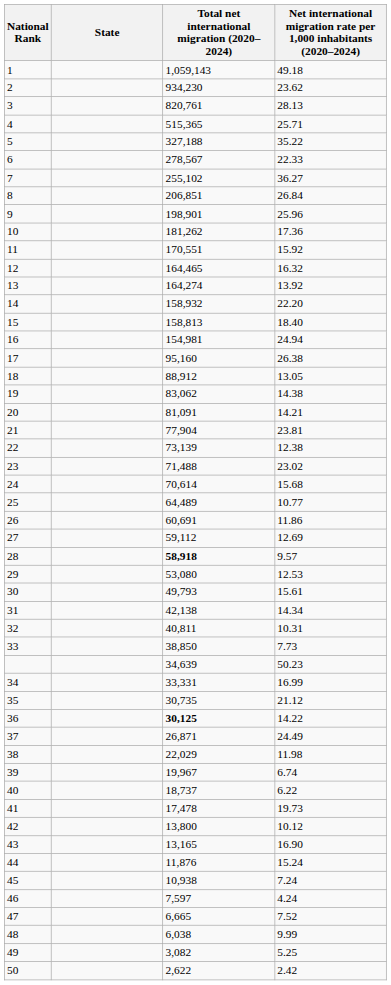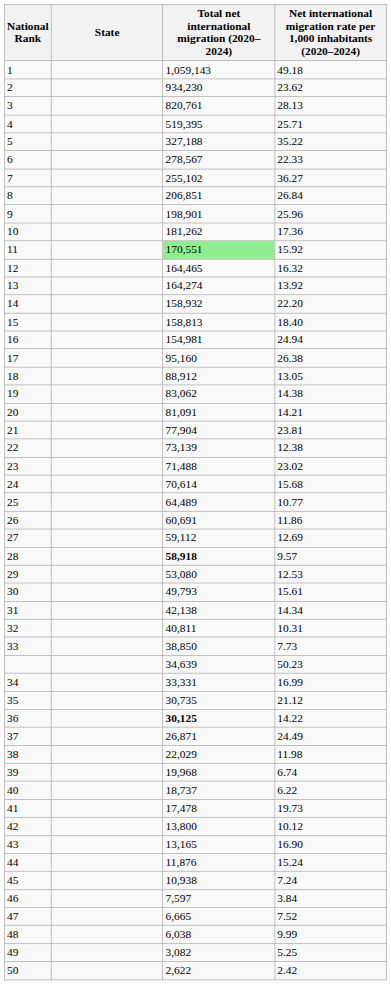(184, 123) 515,365 -> (184, 123) 519,395
(184, 250) no background -> (184, 250) lightgreen background
(181, 772) 19,967 -> (181, 772) 19,968
(287, 898) 4.24 -> (287, 898) 3.84
